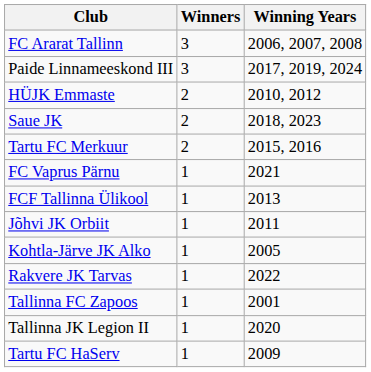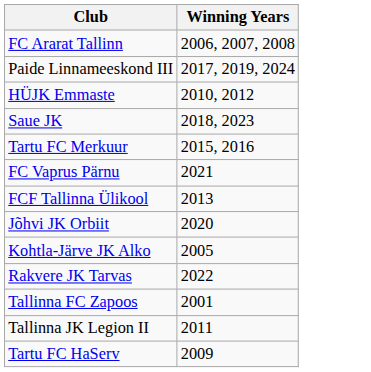- column: (211, 17)
(264, 224) 2011 -> (197, 224) 2020
(264, 328) 2020 -> (197, 328) 2011
